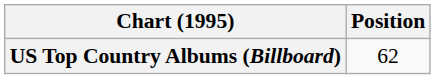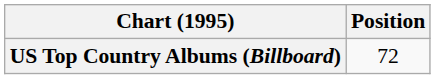(388, 55) 62 -> (388, 55) 72
